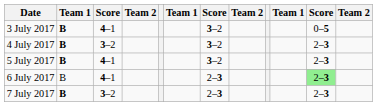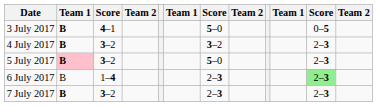(214, 28) 3–2 -> (214, 28) 5–0
(63, 61) no background -> (63, 61) pink background
(108, 61) 4–1 -> (108, 61) 3–2
(214, 61) 3–2 -> (214, 61) 5–0
(108, 77) 4–1 -> (108, 77) 1–4
